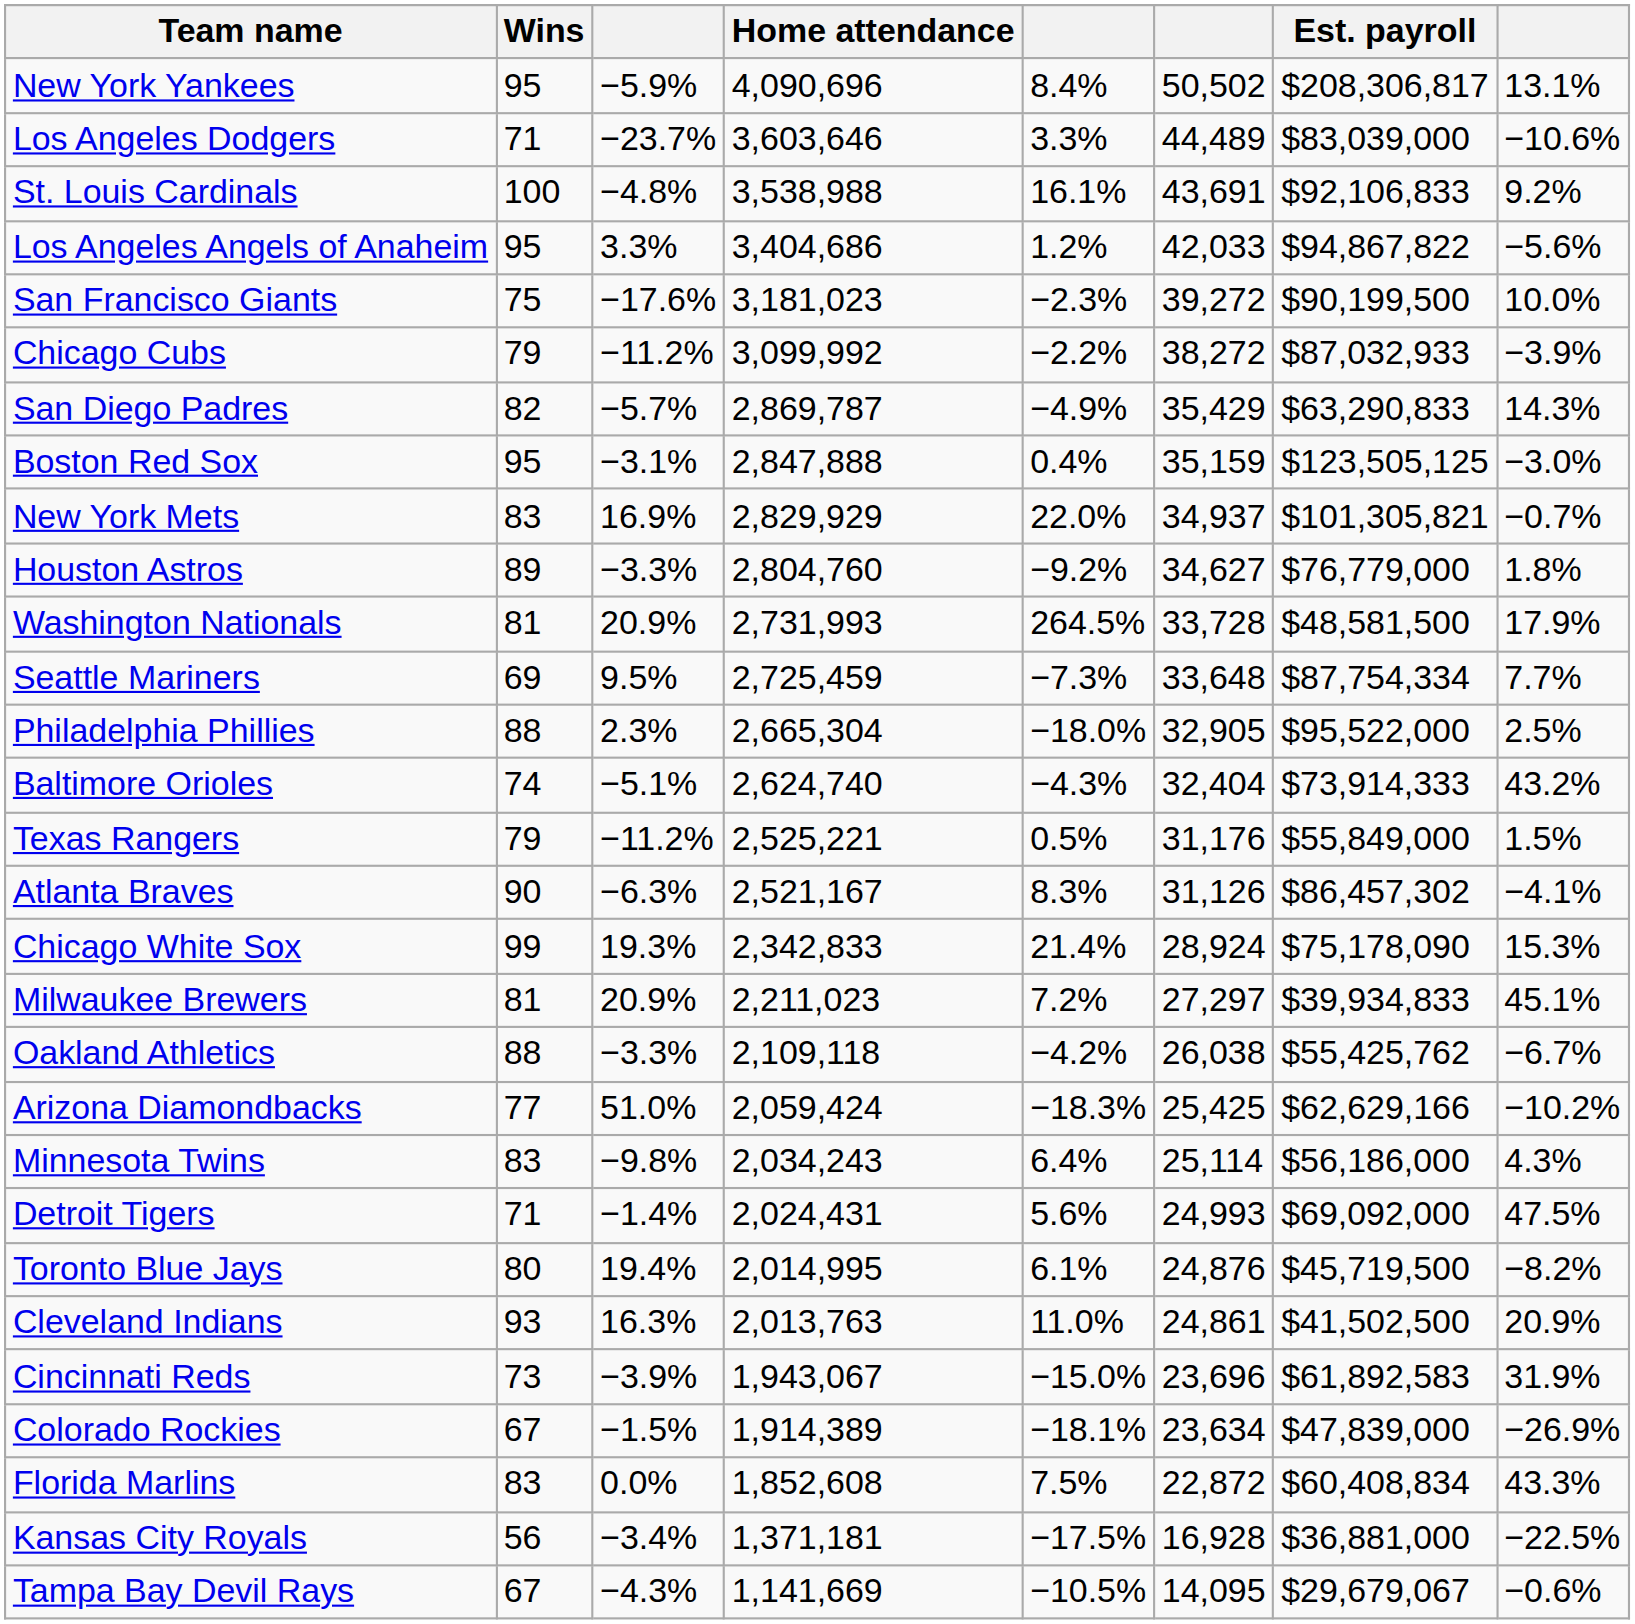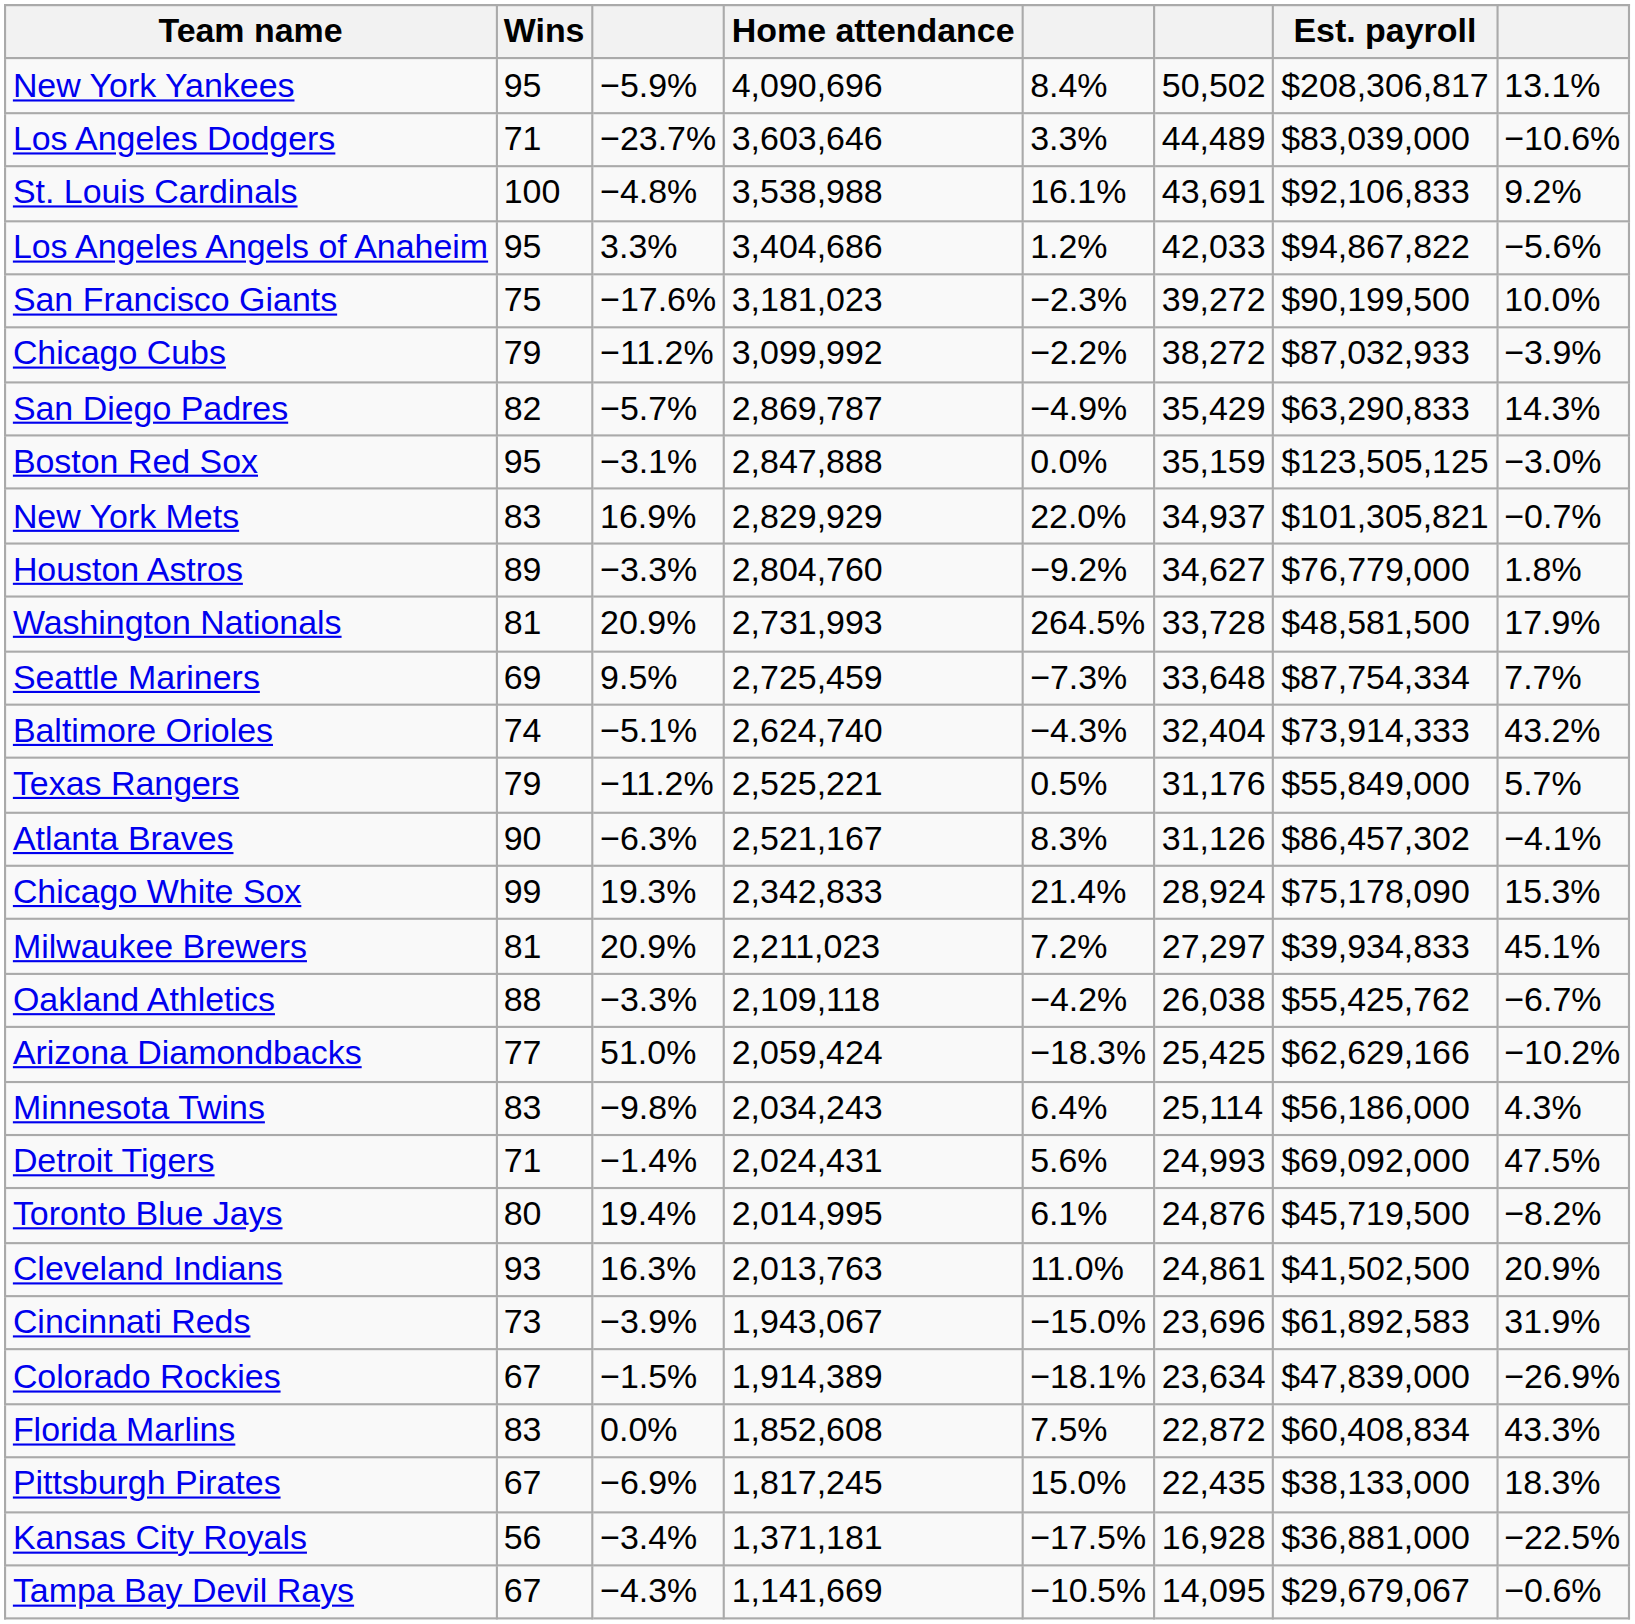(1069, 461) 0.4% -> (1069, 461) 0.0%
- row: (164, 730)
(1543, 838) 1.5% -> (1543, 784) 5.7%
+ row: (147, 1483)
